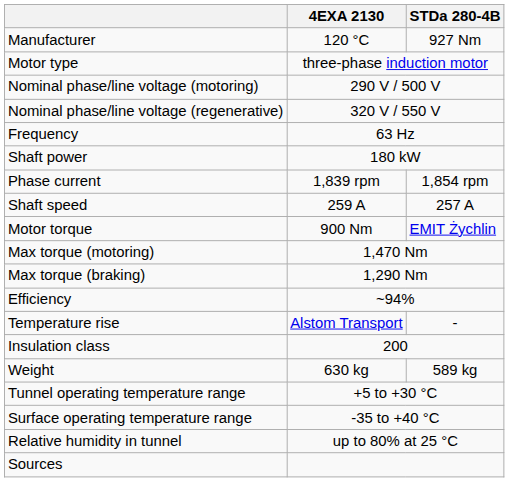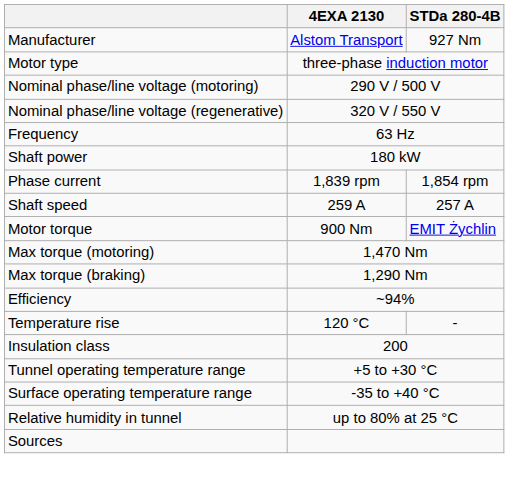(346, 39) 120 °C -> (346, 39) Alstom Transport
(346, 323) Alstom Transport -> (346, 323) 120 °C
- row: (31, 370)
